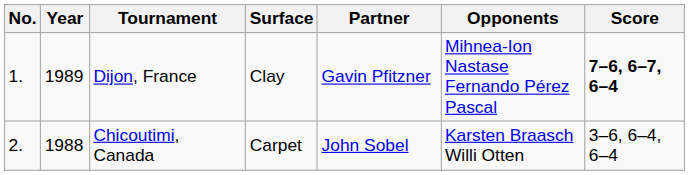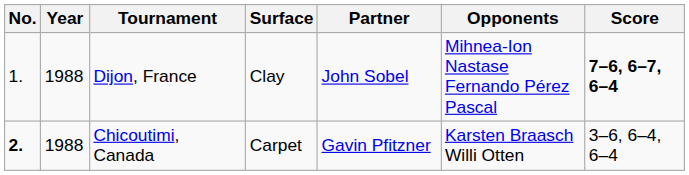(64, 76) 1989 -> (64, 76) 1988
(376, 76) Gavin Pfitzner -> (365, 76) John Sobel
(16, 145) normal -> (16, 145) bold
(365, 145) John Sobel -> (376, 145) Gavin Pfitzner
